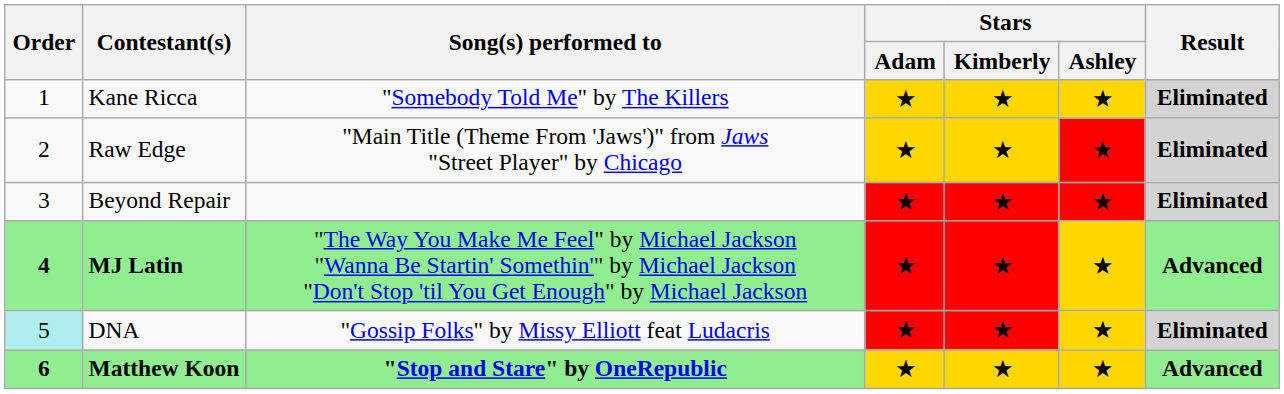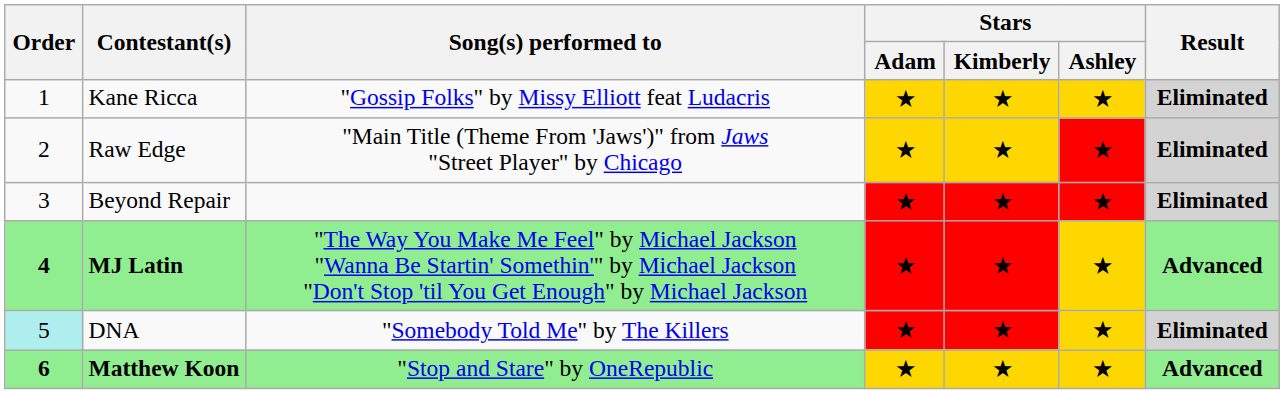(555, 98) "Somebody Told Me" by The Killers -> (555, 98) "Gossip Folks" by Missy Elliott feat Ludacris
(555, 330) "Gossip Folks" by Missy Elliott feat Ludacris -> (555, 330) "Somebody Told Me" by The Killers
(555, 368) bold -> (555, 368) normal
